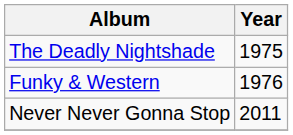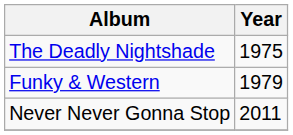(261, 82) 1976 -> (261, 82) 1979
